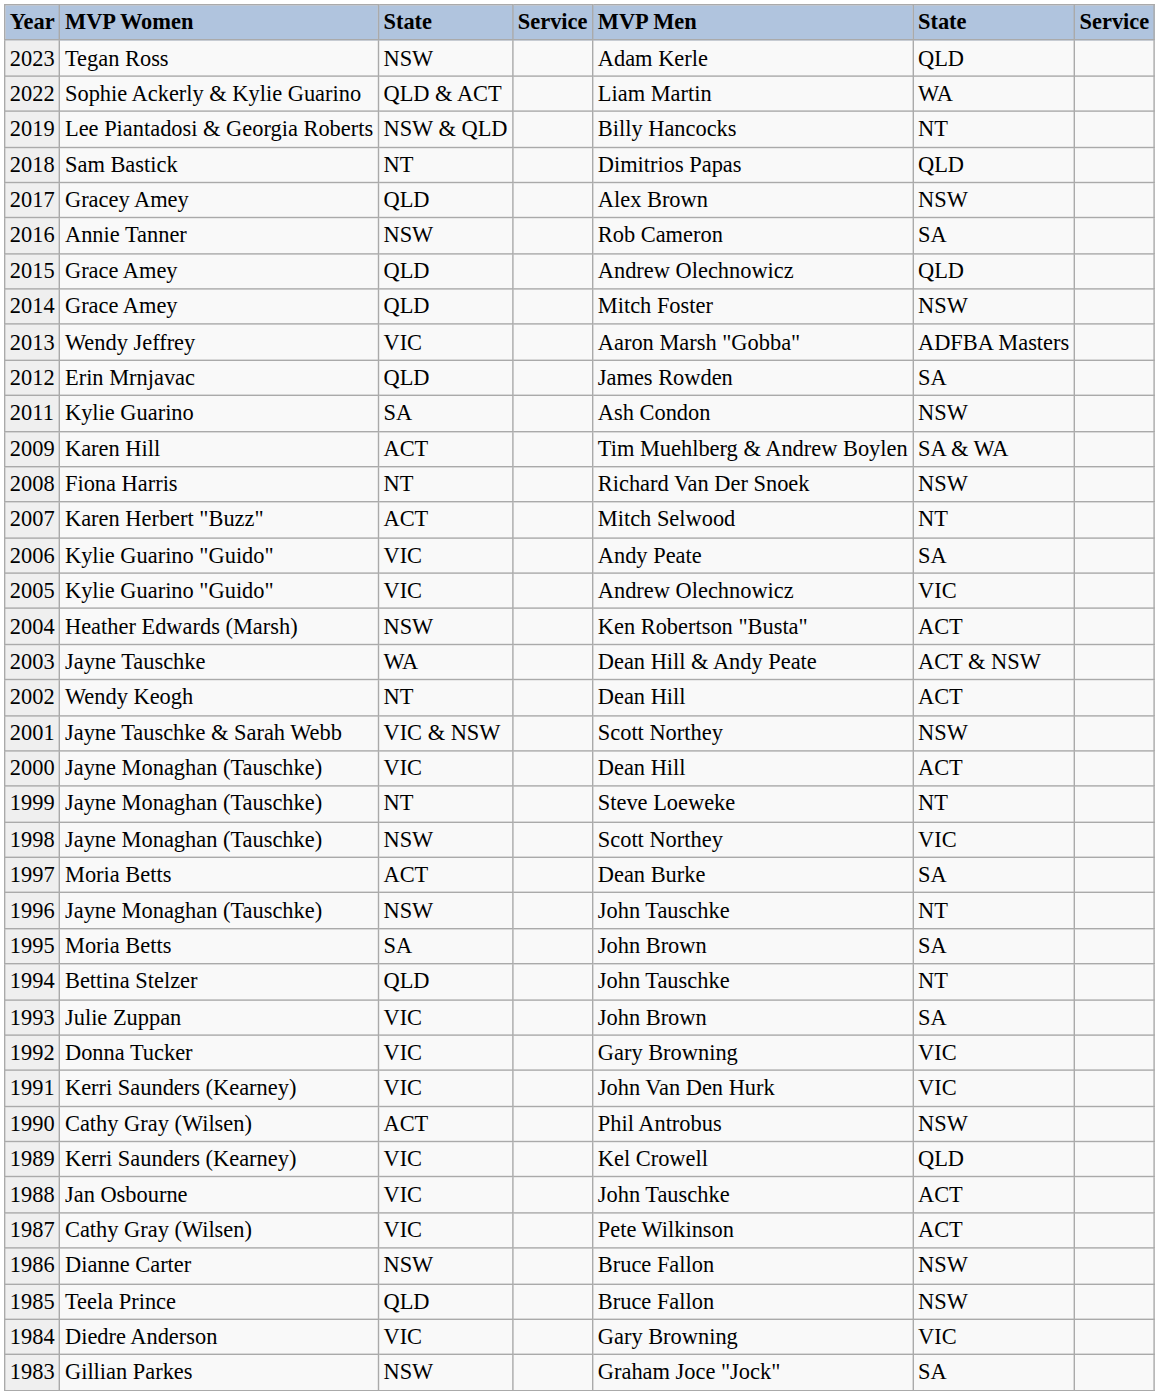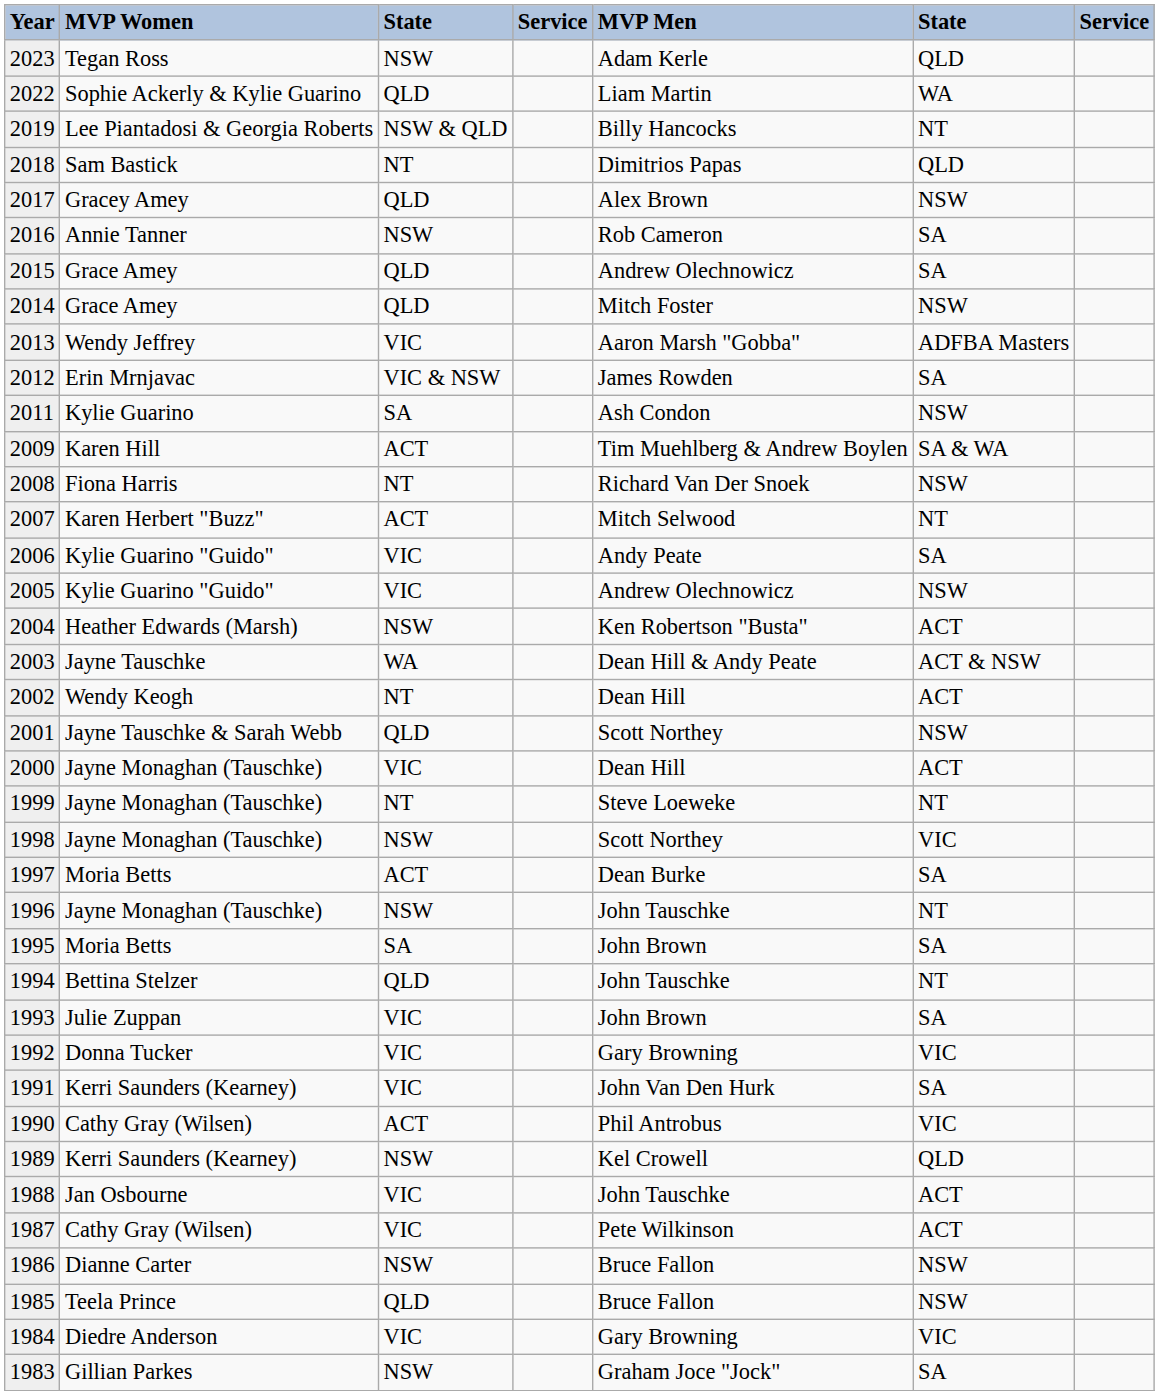(443, 93) QLD & ACT -> (406, 93) QLD
(941, 270) QLD -> (932, 270) SA
(406, 377) QLD -> (442, 377) VIC & NSW
(937, 590) VIC -> (943, 590) NSW
(442, 732) VIC & NSW -> (406, 732) QLD
(937, 1088) VIC -> (932, 1088) SA
(943, 1123) NSW -> (937, 1123) VIC
(403, 1159) VIC -> (408, 1159) NSW
